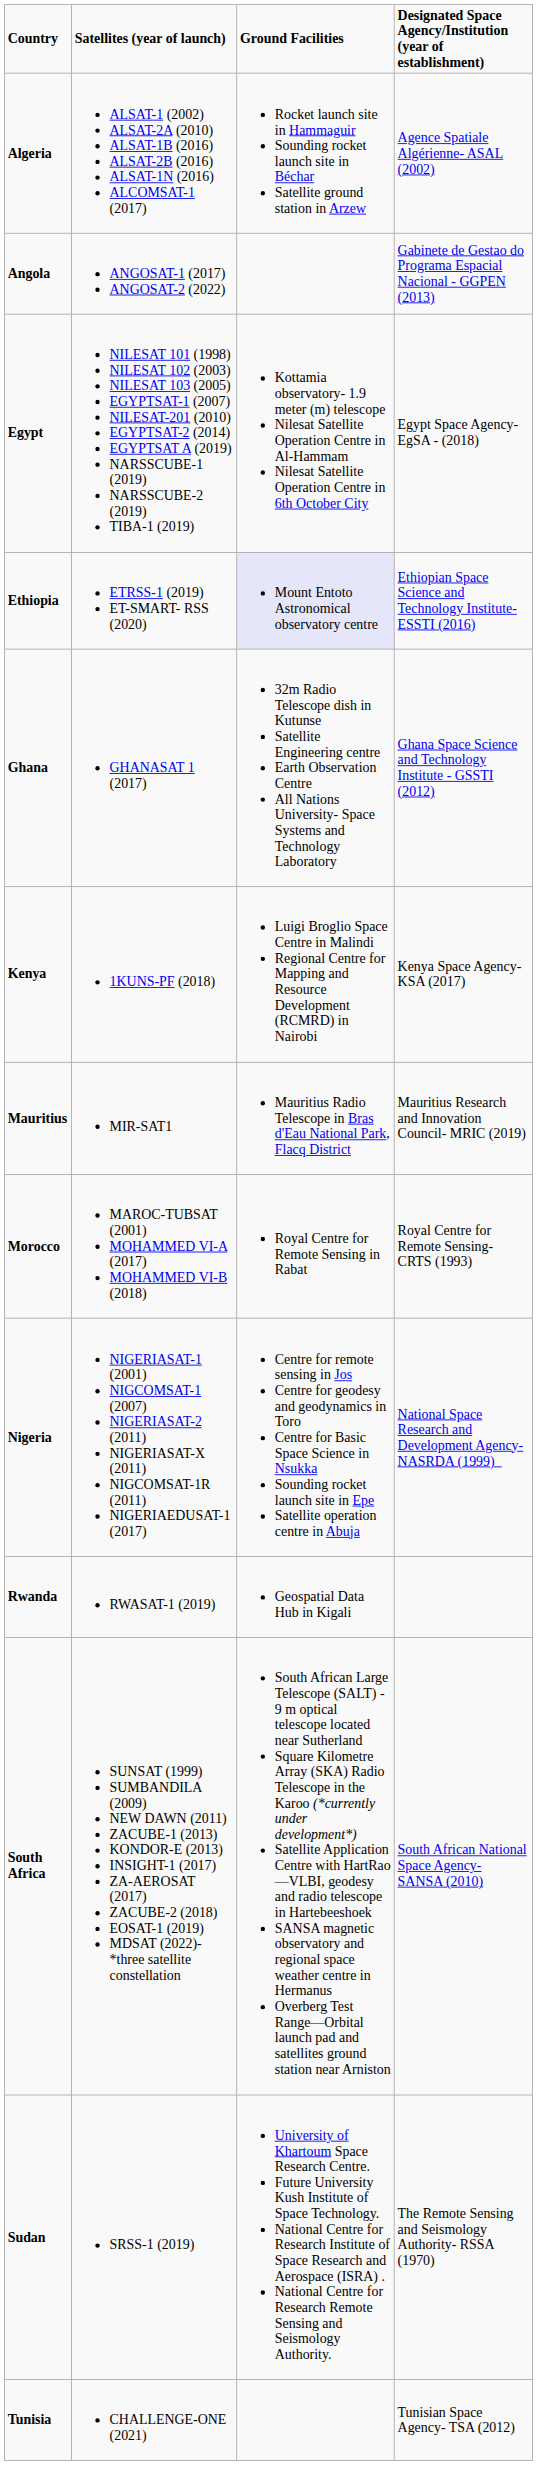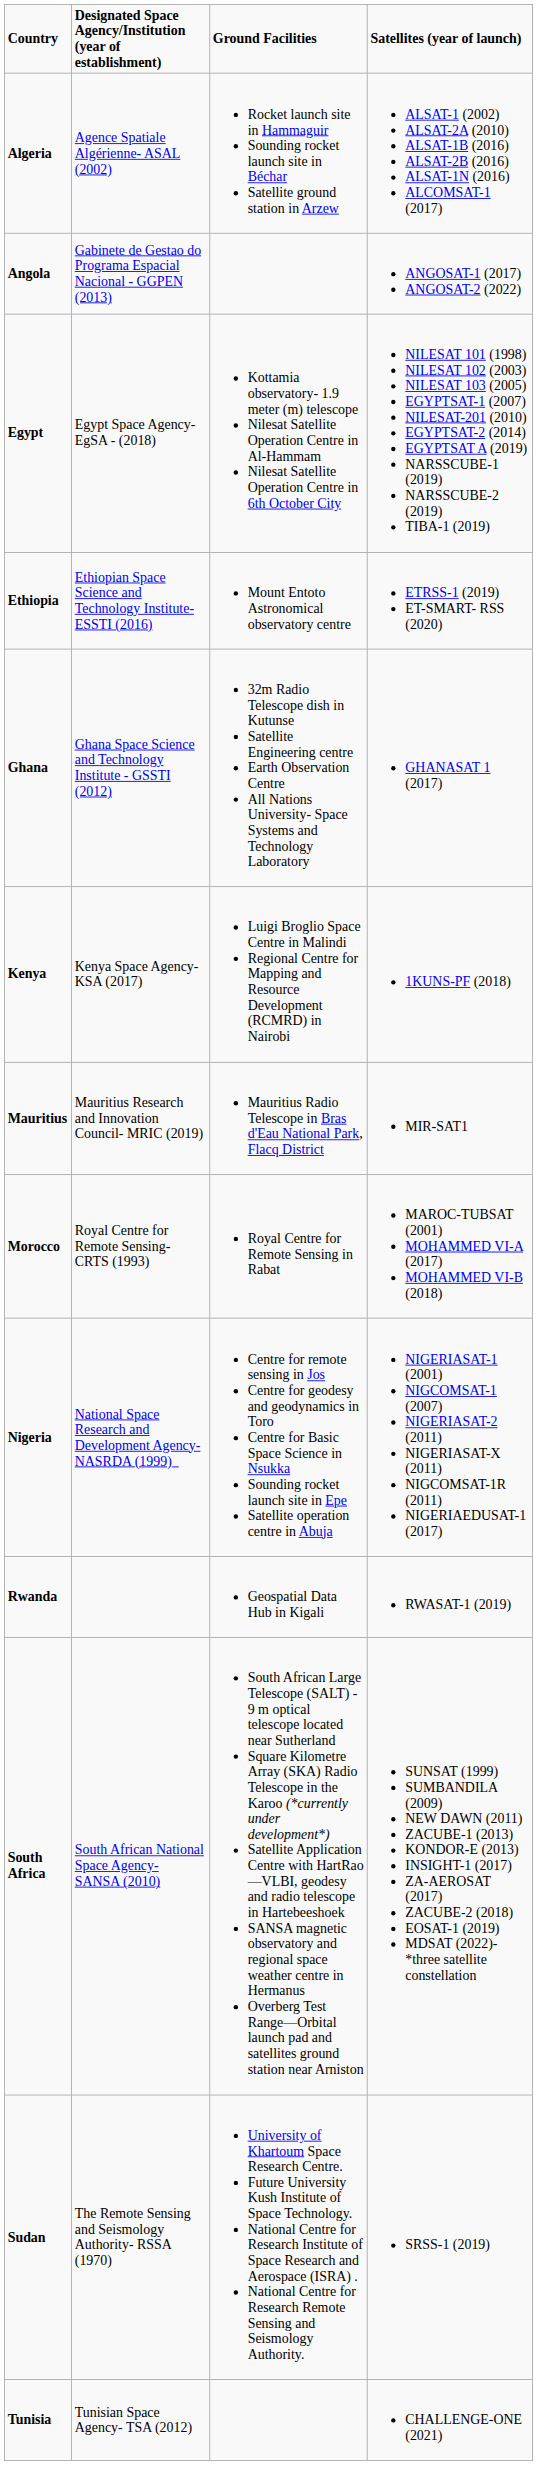columns swapped: (453, 39) <-> (150, 39)
(316, 608) lavender background -> (288, 608) no background
